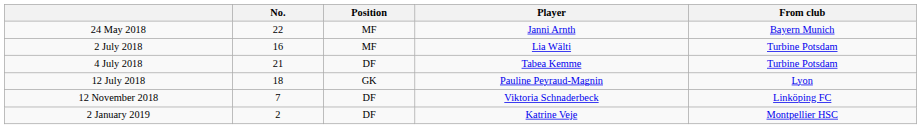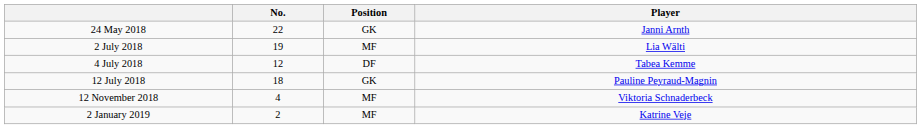- column: (802, 12)
(369, 29) MF -> (369, 29) GK
(278, 46) 16 -> (278, 46) 19
(278, 63) 21 -> (278, 63) 12
(278, 97) 7 -> (278, 97) 4
(369, 97) DF -> (369, 97) MF
(369, 114) DF -> (369, 114) MF
